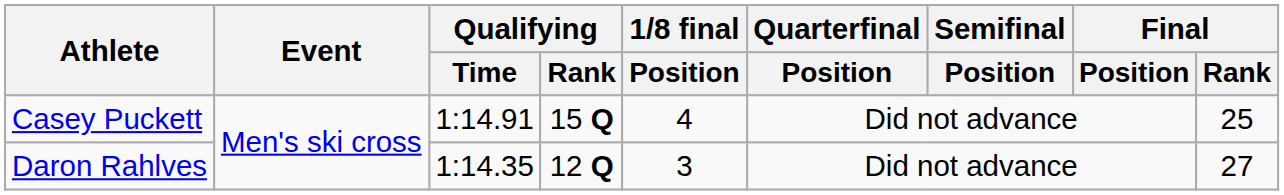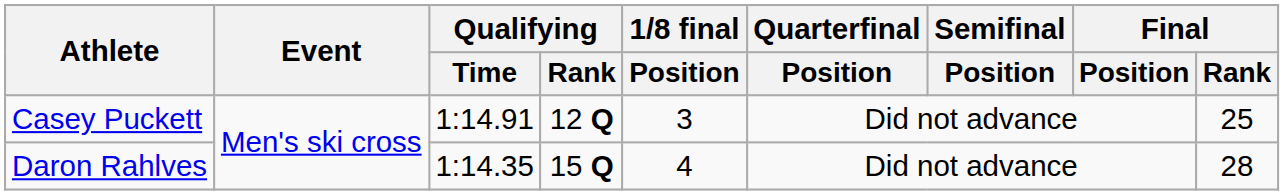(582, 119) 15 Q -> (582, 119) 12 Q
(684, 119) 4 -> (684, 119) 3
(582, 166) 12 Q -> (582, 166) 15 Q
(684, 166) 3 -> (684, 166) 4
(1237, 166) 27 -> (1237, 166) 28
